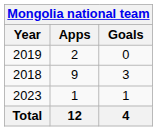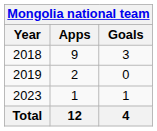rows swapped: (27, 75) <-> (27, 55)
